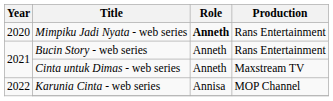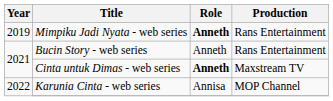(19, 31) 2020 -> (19, 31) 2019
(210, 68) normal -> (211, 68) bold
